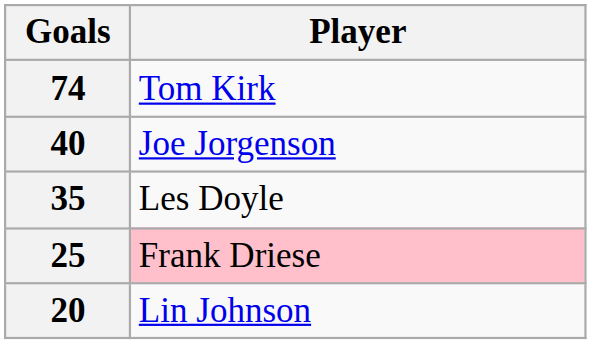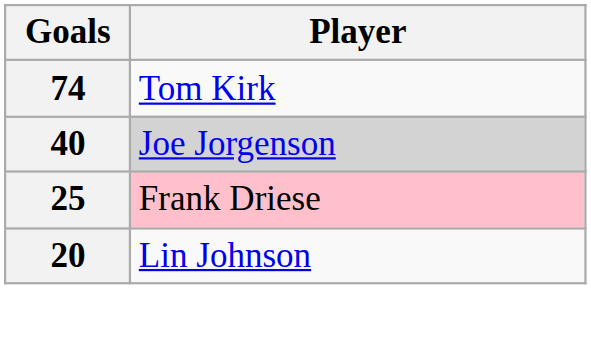(237, 143) no background -> (237, 143) lightgrey background
- row: (68, 198)
